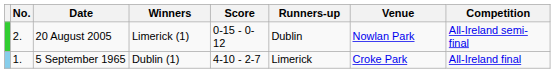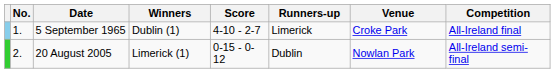rows swapped: (81, 60) <-> (74, 37)
